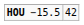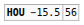(71, 12) 42 -> (71, 12) 56
